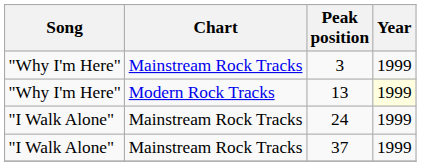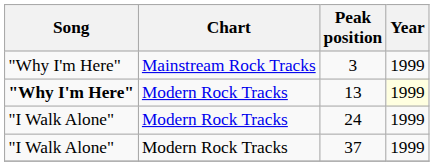(65, 92) normal -> (71, 92) bold
(216, 119) Mainstream Rock Tracks -> (215, 119) Modern Rock Tracks
(216, 147) Mainstream Rock Tracks -> (215, 147) Modern Rock Tracks
